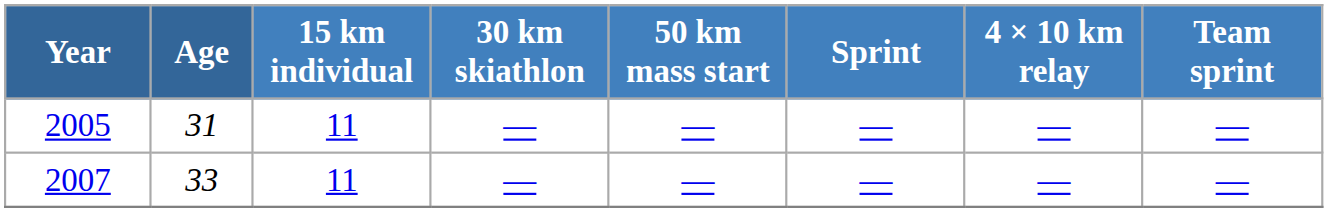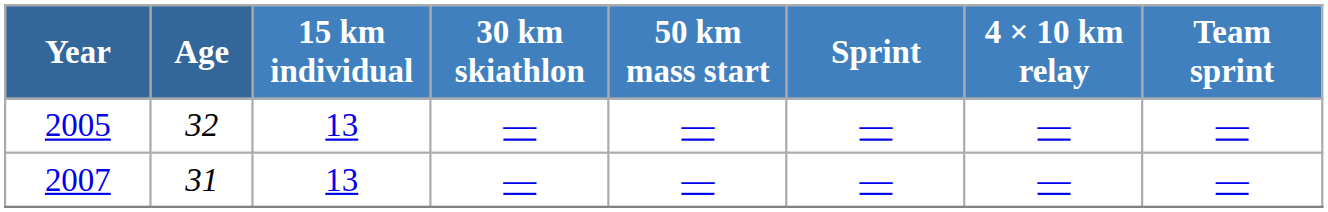(202, 125) 31 -> (202, 125) 32
(342, 125) 11 -> (342, 125) 13
(202, 179) 33 -> (202, 179) 31
(342, 179) 11 -> (342, 179) 13
